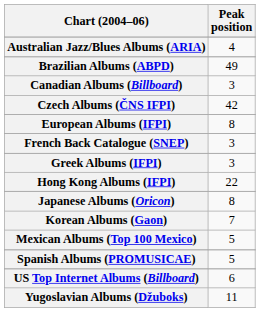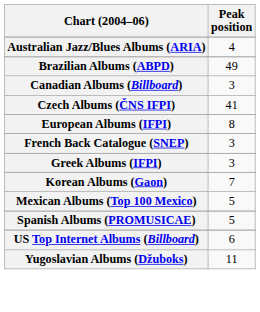(232, 104) 42 -> (232, 104) 41
- row: (106, 182)
- row: (106, 201)
